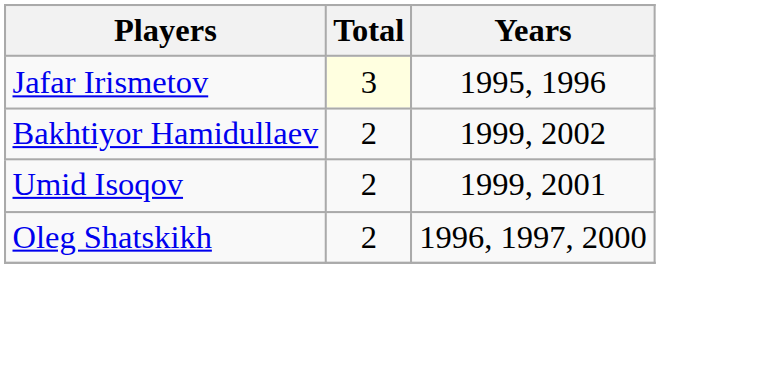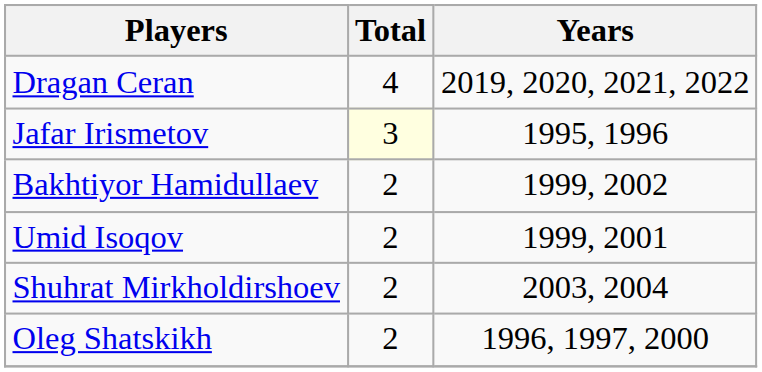+ row: (103, 81)
+ row: (176, 287)
